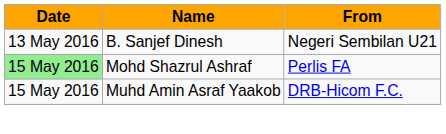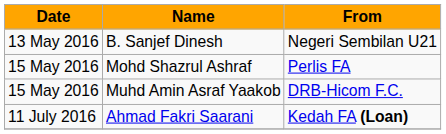(53, 66) lightgreen background -> (53, 66) no background
+ row: (180, 116)
